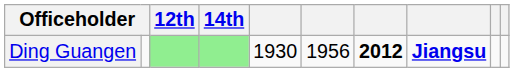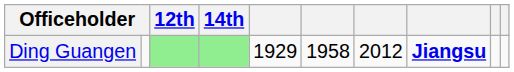(275, 51) 1930 -> (275, 51) 1929
(328, 51) 1956 -> (328, 51) 1958
(381, 51) bold -> (381, 51) normal
